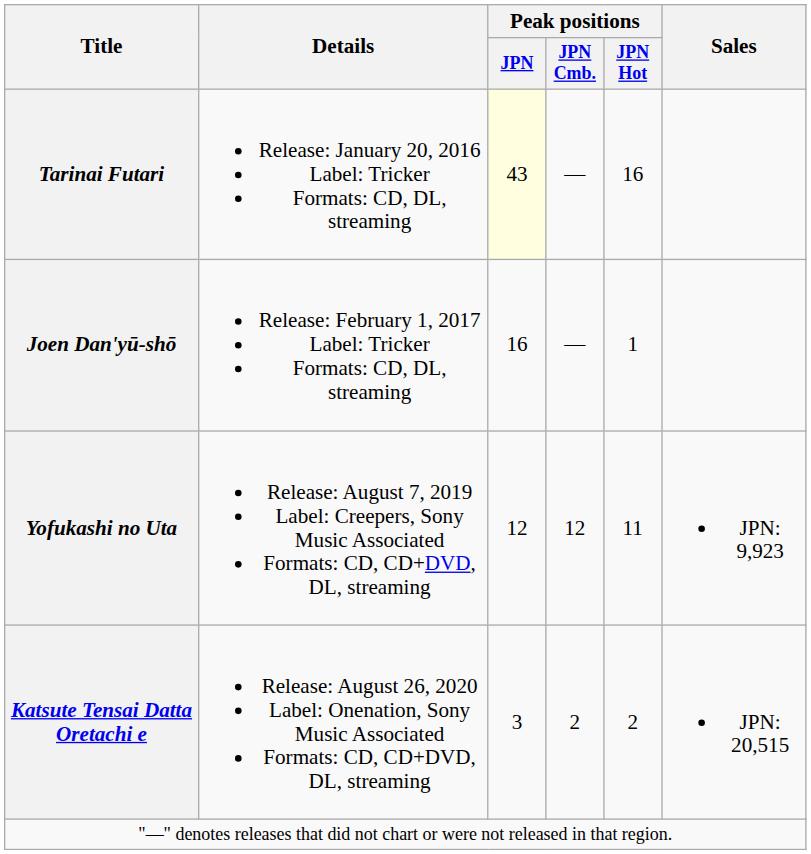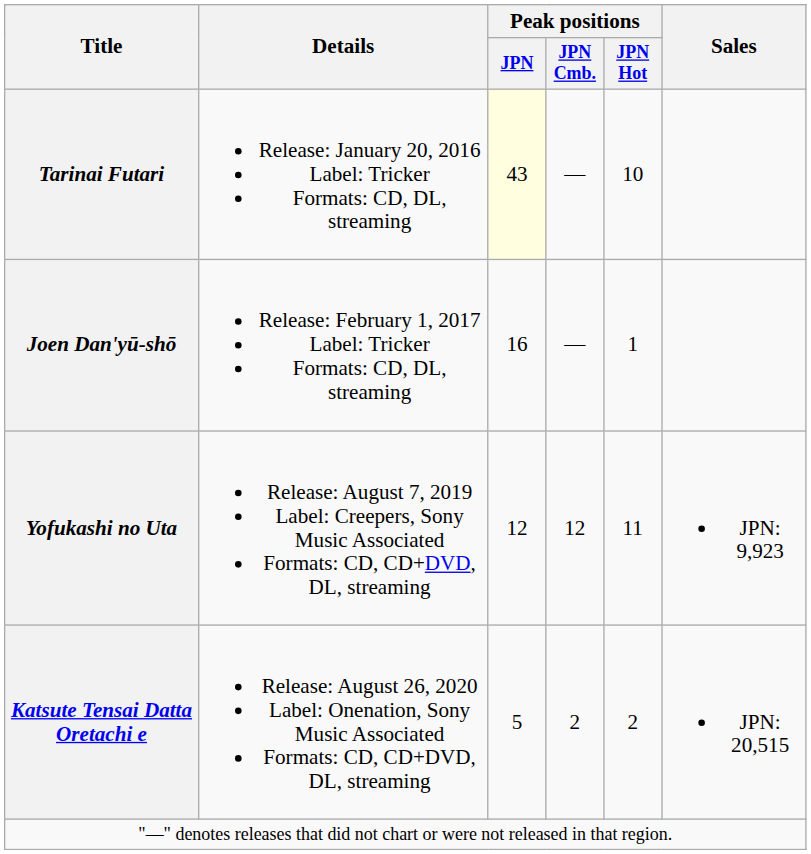(633, 174) 16 -> (633, 174) 10
(517, 722) 3 -> (517, 722) 5
